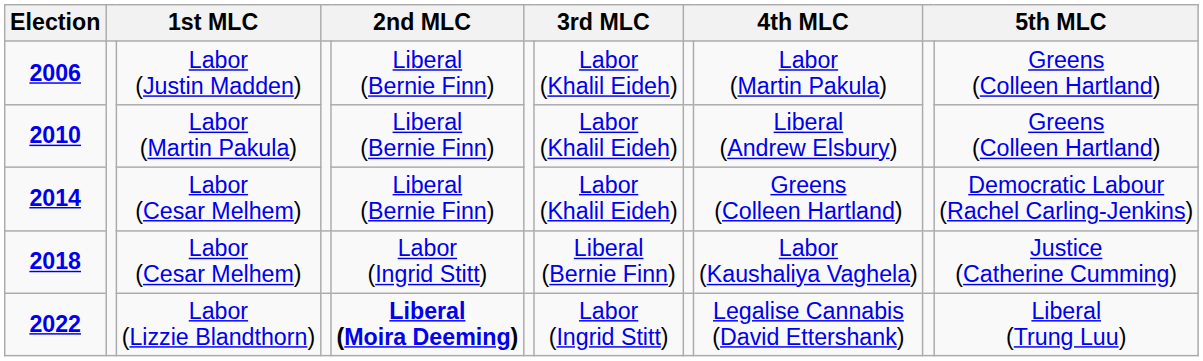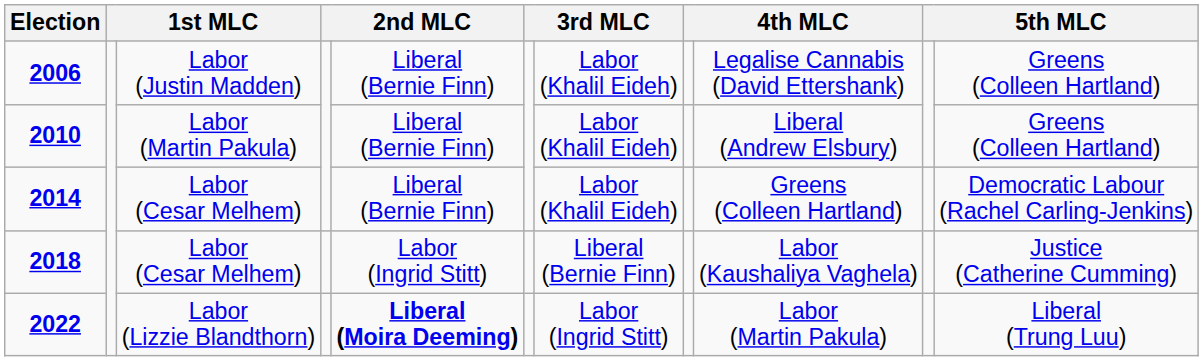(808, 72) Labor (Martin Pakula) -> (808, 72) Legalise Cannabis (David Ettershank)
(808, 324) Legalise Cannabis (David Ettershank) -> (808, 324) Labor (Martin Pakula)
